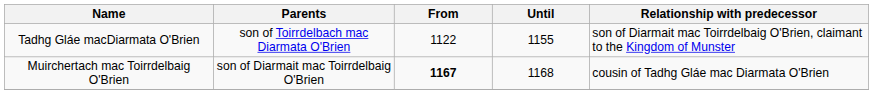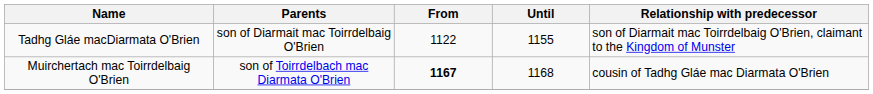(304, 40) son of Toirrdelbach mac Diarmata O'Brien -> (304, 40) son of Diarmait mac Toirrdelbaig O'Brien
(304, 73) son of Diarmait mac Toirrdelbaig O'Brien -> (304, 73) son of Toirrdelbach mac Diarmata O'Brien
